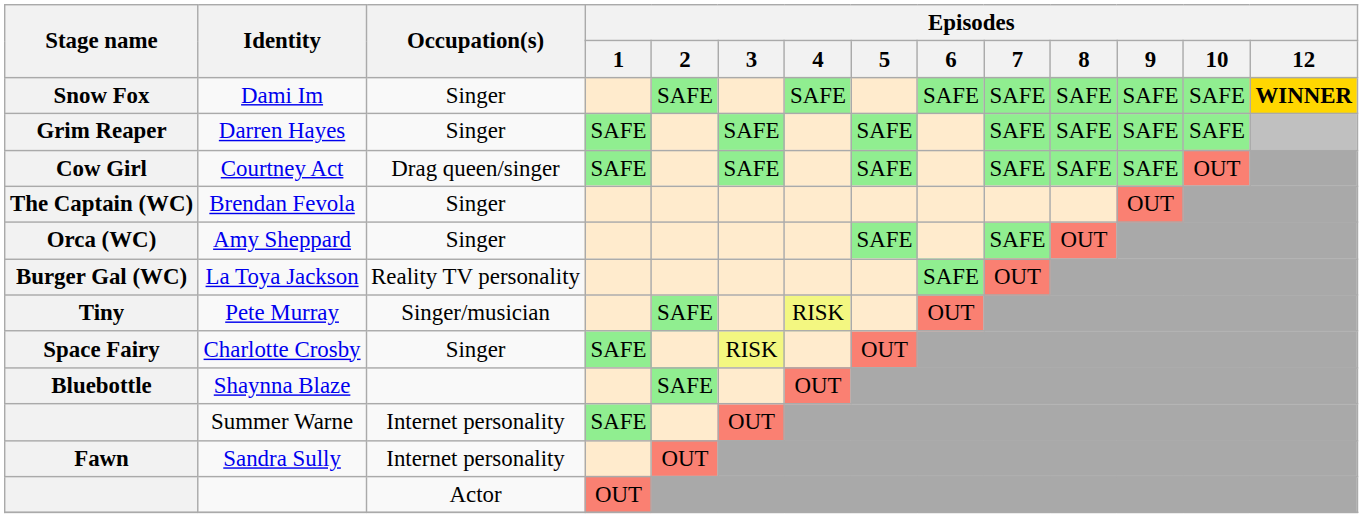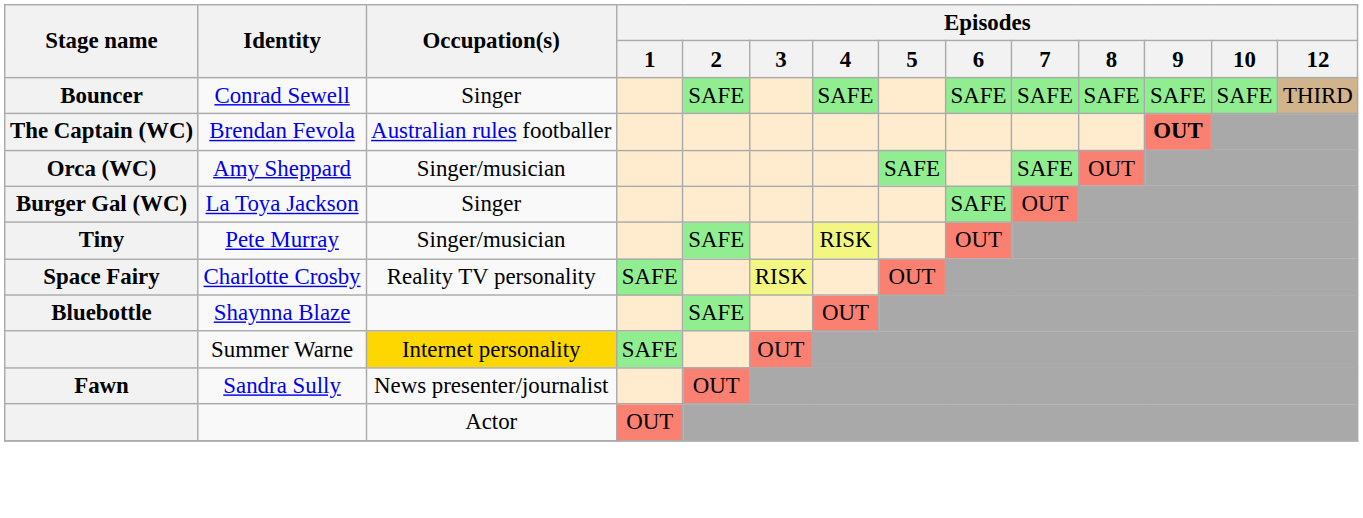- row: (102, 95)
- row: (102, 131)
+ row: (102, 95)
- row: (102, 167)
(476, 204) Singer -> (491, 131) Australian rules footballer
(1150, 204) normal -> (1178, 131) bold
(476, 240) Singer -> (491, 167) Singer/musician
(476, 276) Reality TV personality -> (491, 204) Singer
(476, 349) Singer -> (491, 276) Reality TV personality
(476, 421) no background -> (491, 349) gold background
(476, 458) Internet personality -> (491, 385) News presenter/journalist
